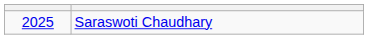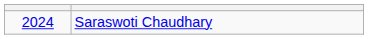(38, 22) 2025 -> (38, 22) 2024
